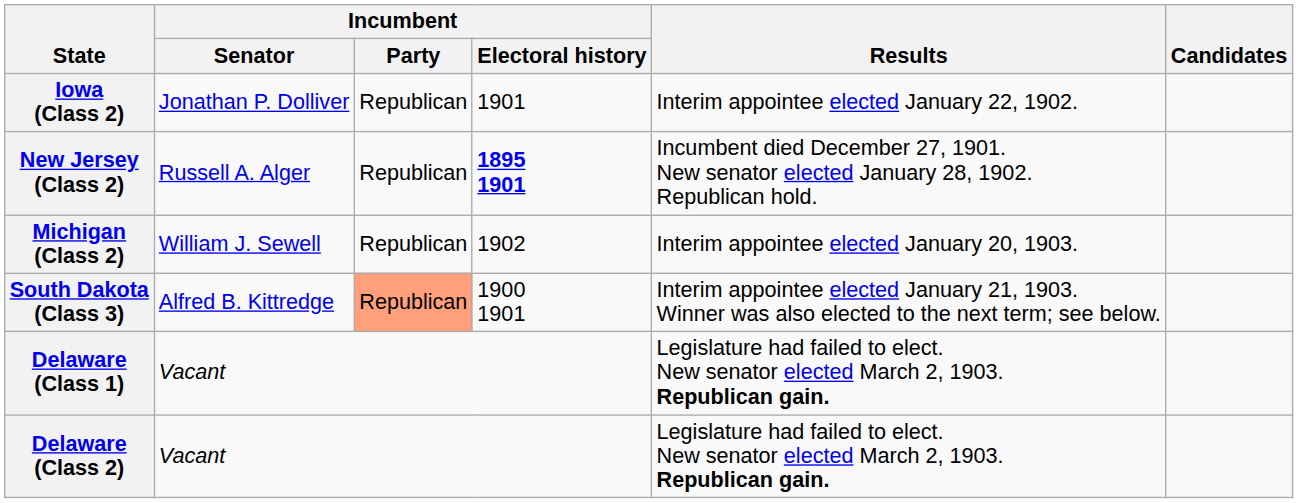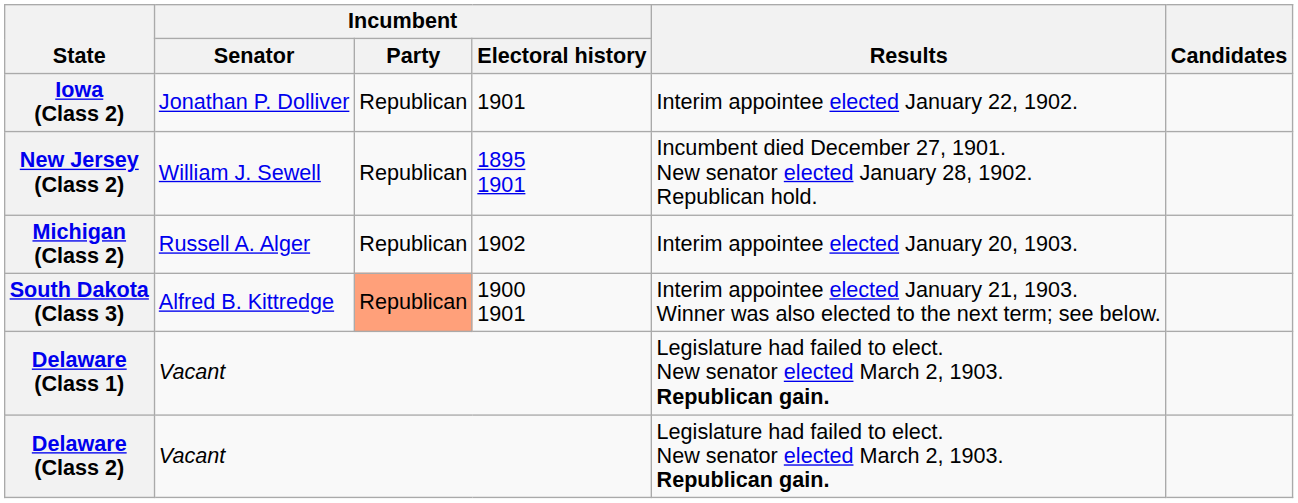(234, 172) Russell A. Alger -> (240, 172) William J. Sewell
(501, 172) bold -> (501, 172) normal
(240, 243) William J. Sewell -> (234, 243) Russell A. Alger
